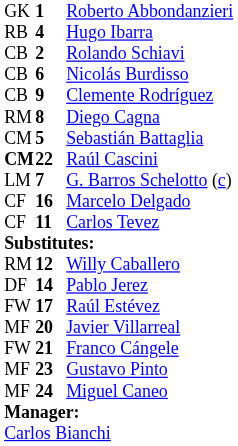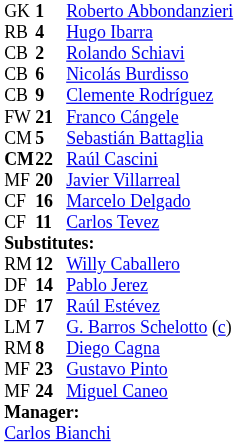rows swapped: (113, 116) <-> (122, 348)
rows swapped: (149, 180) <-> (123, 327)
(18, 306) FW -> (16, 306) DF
